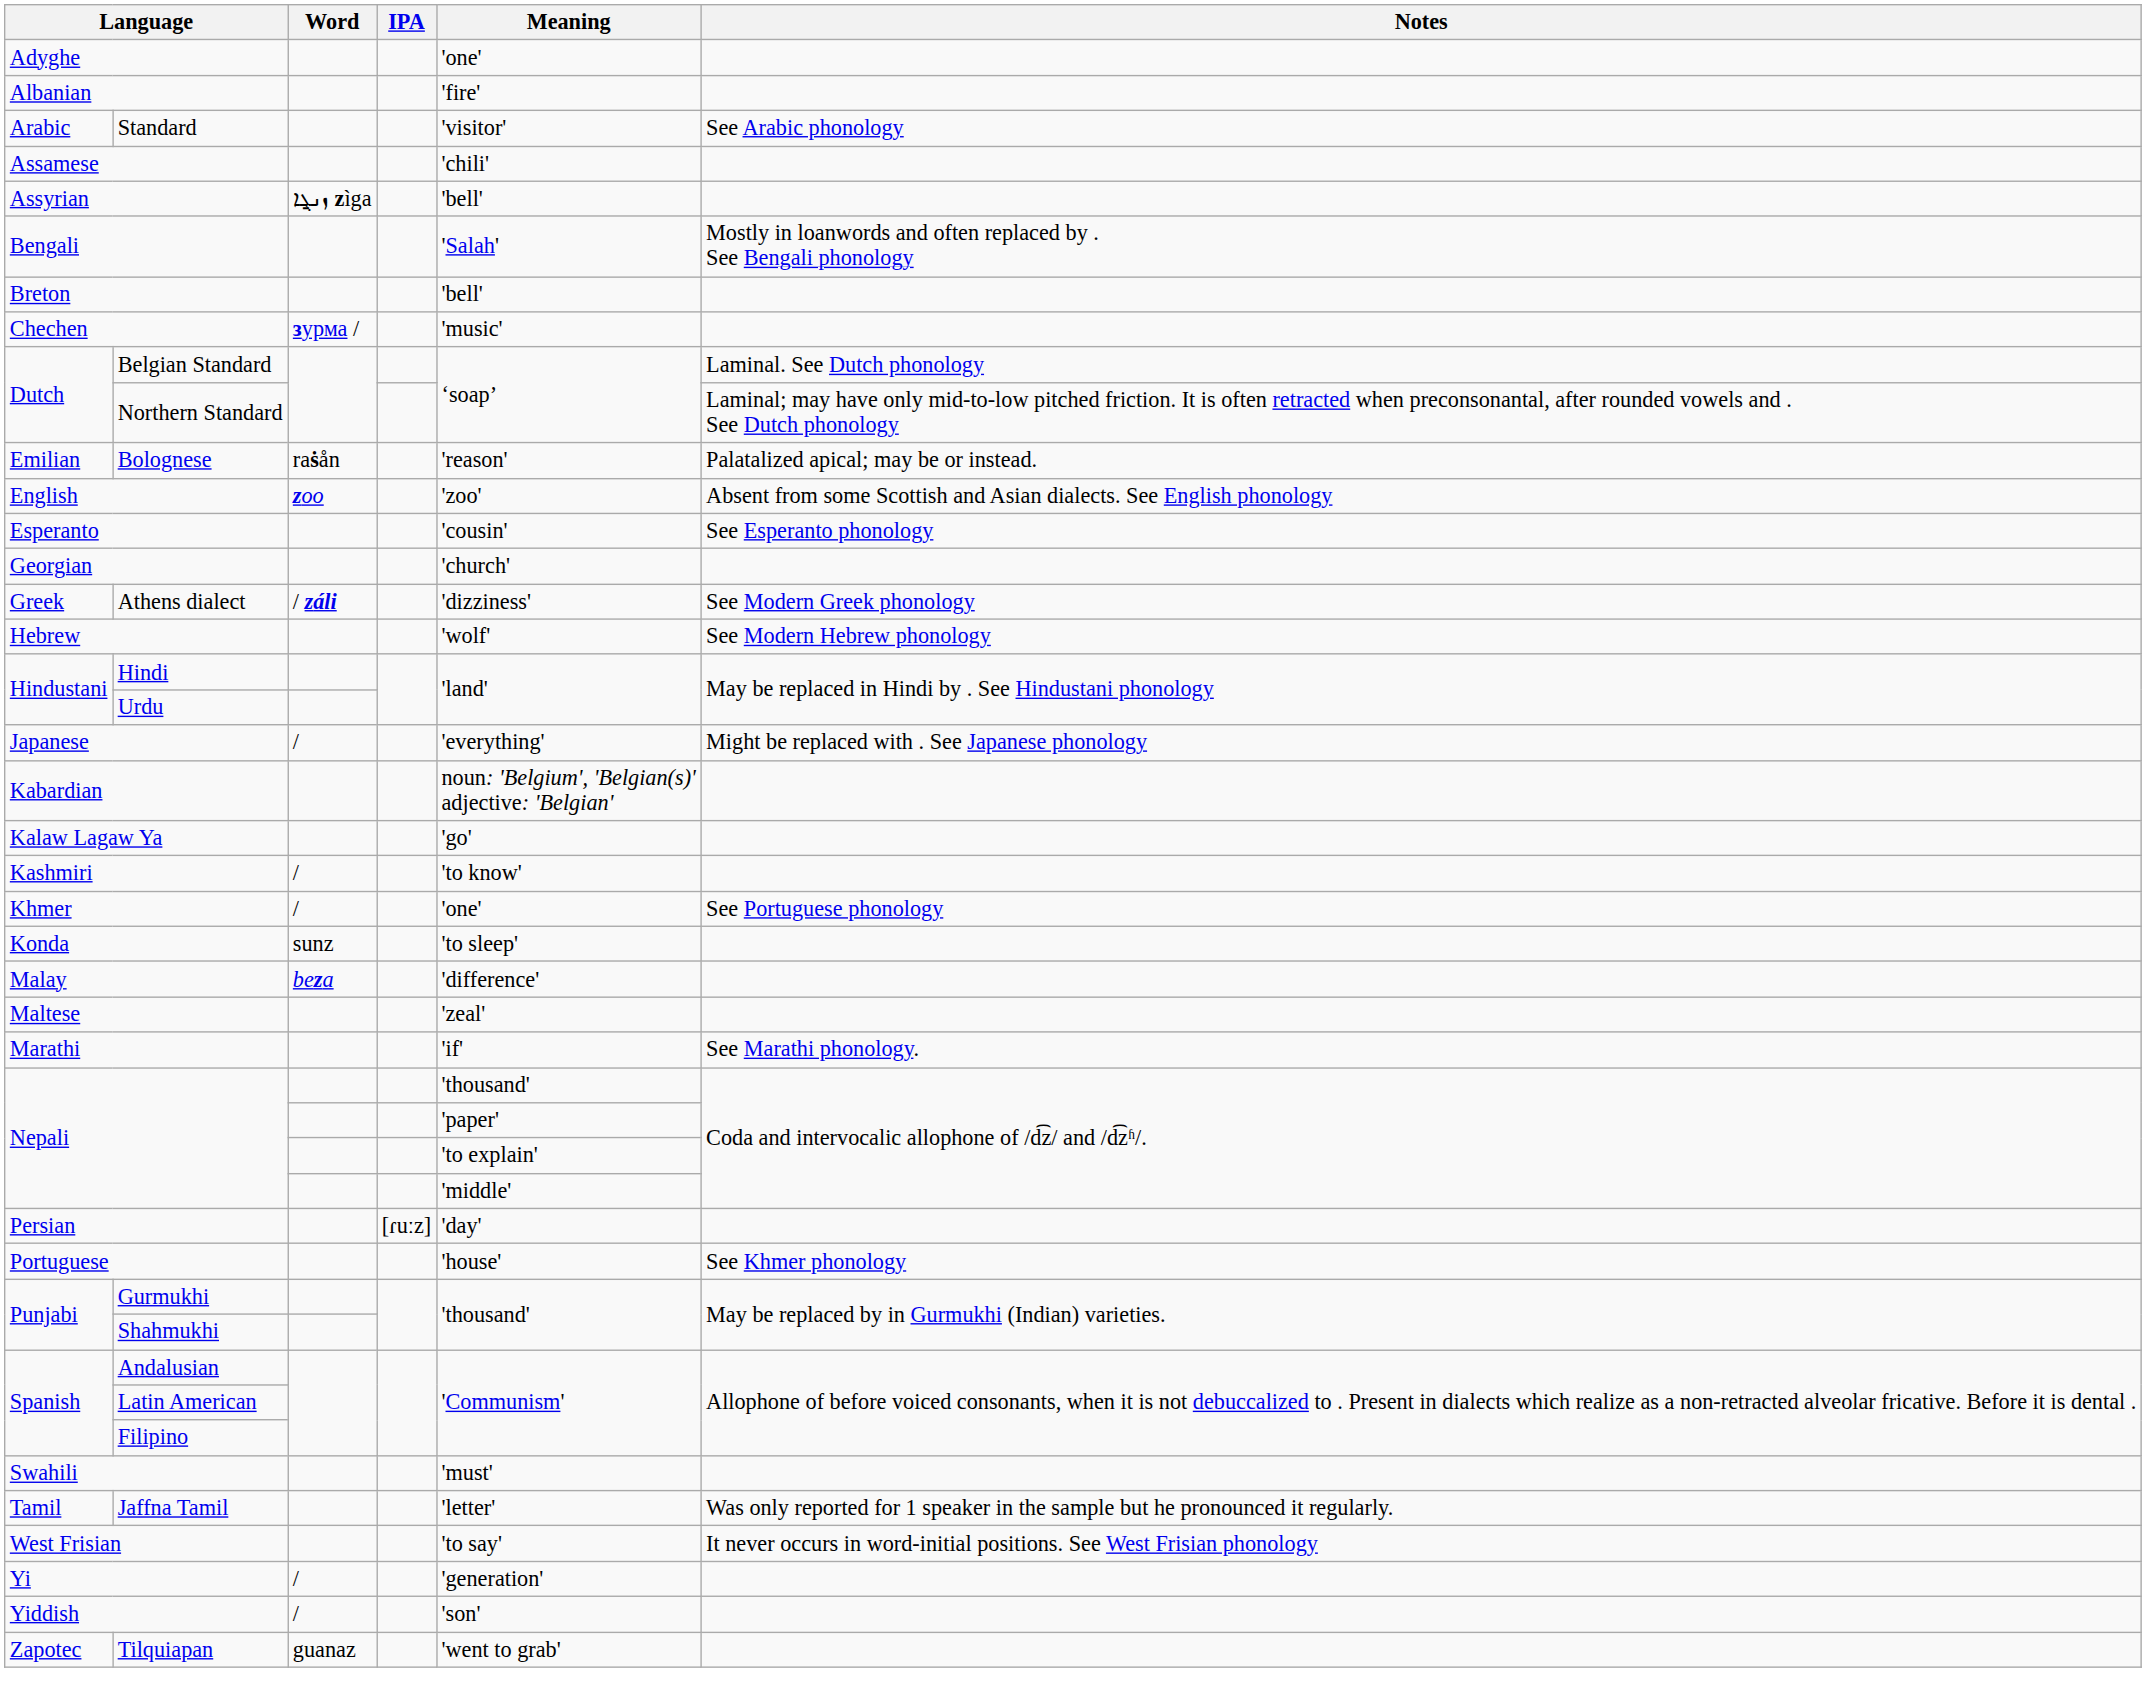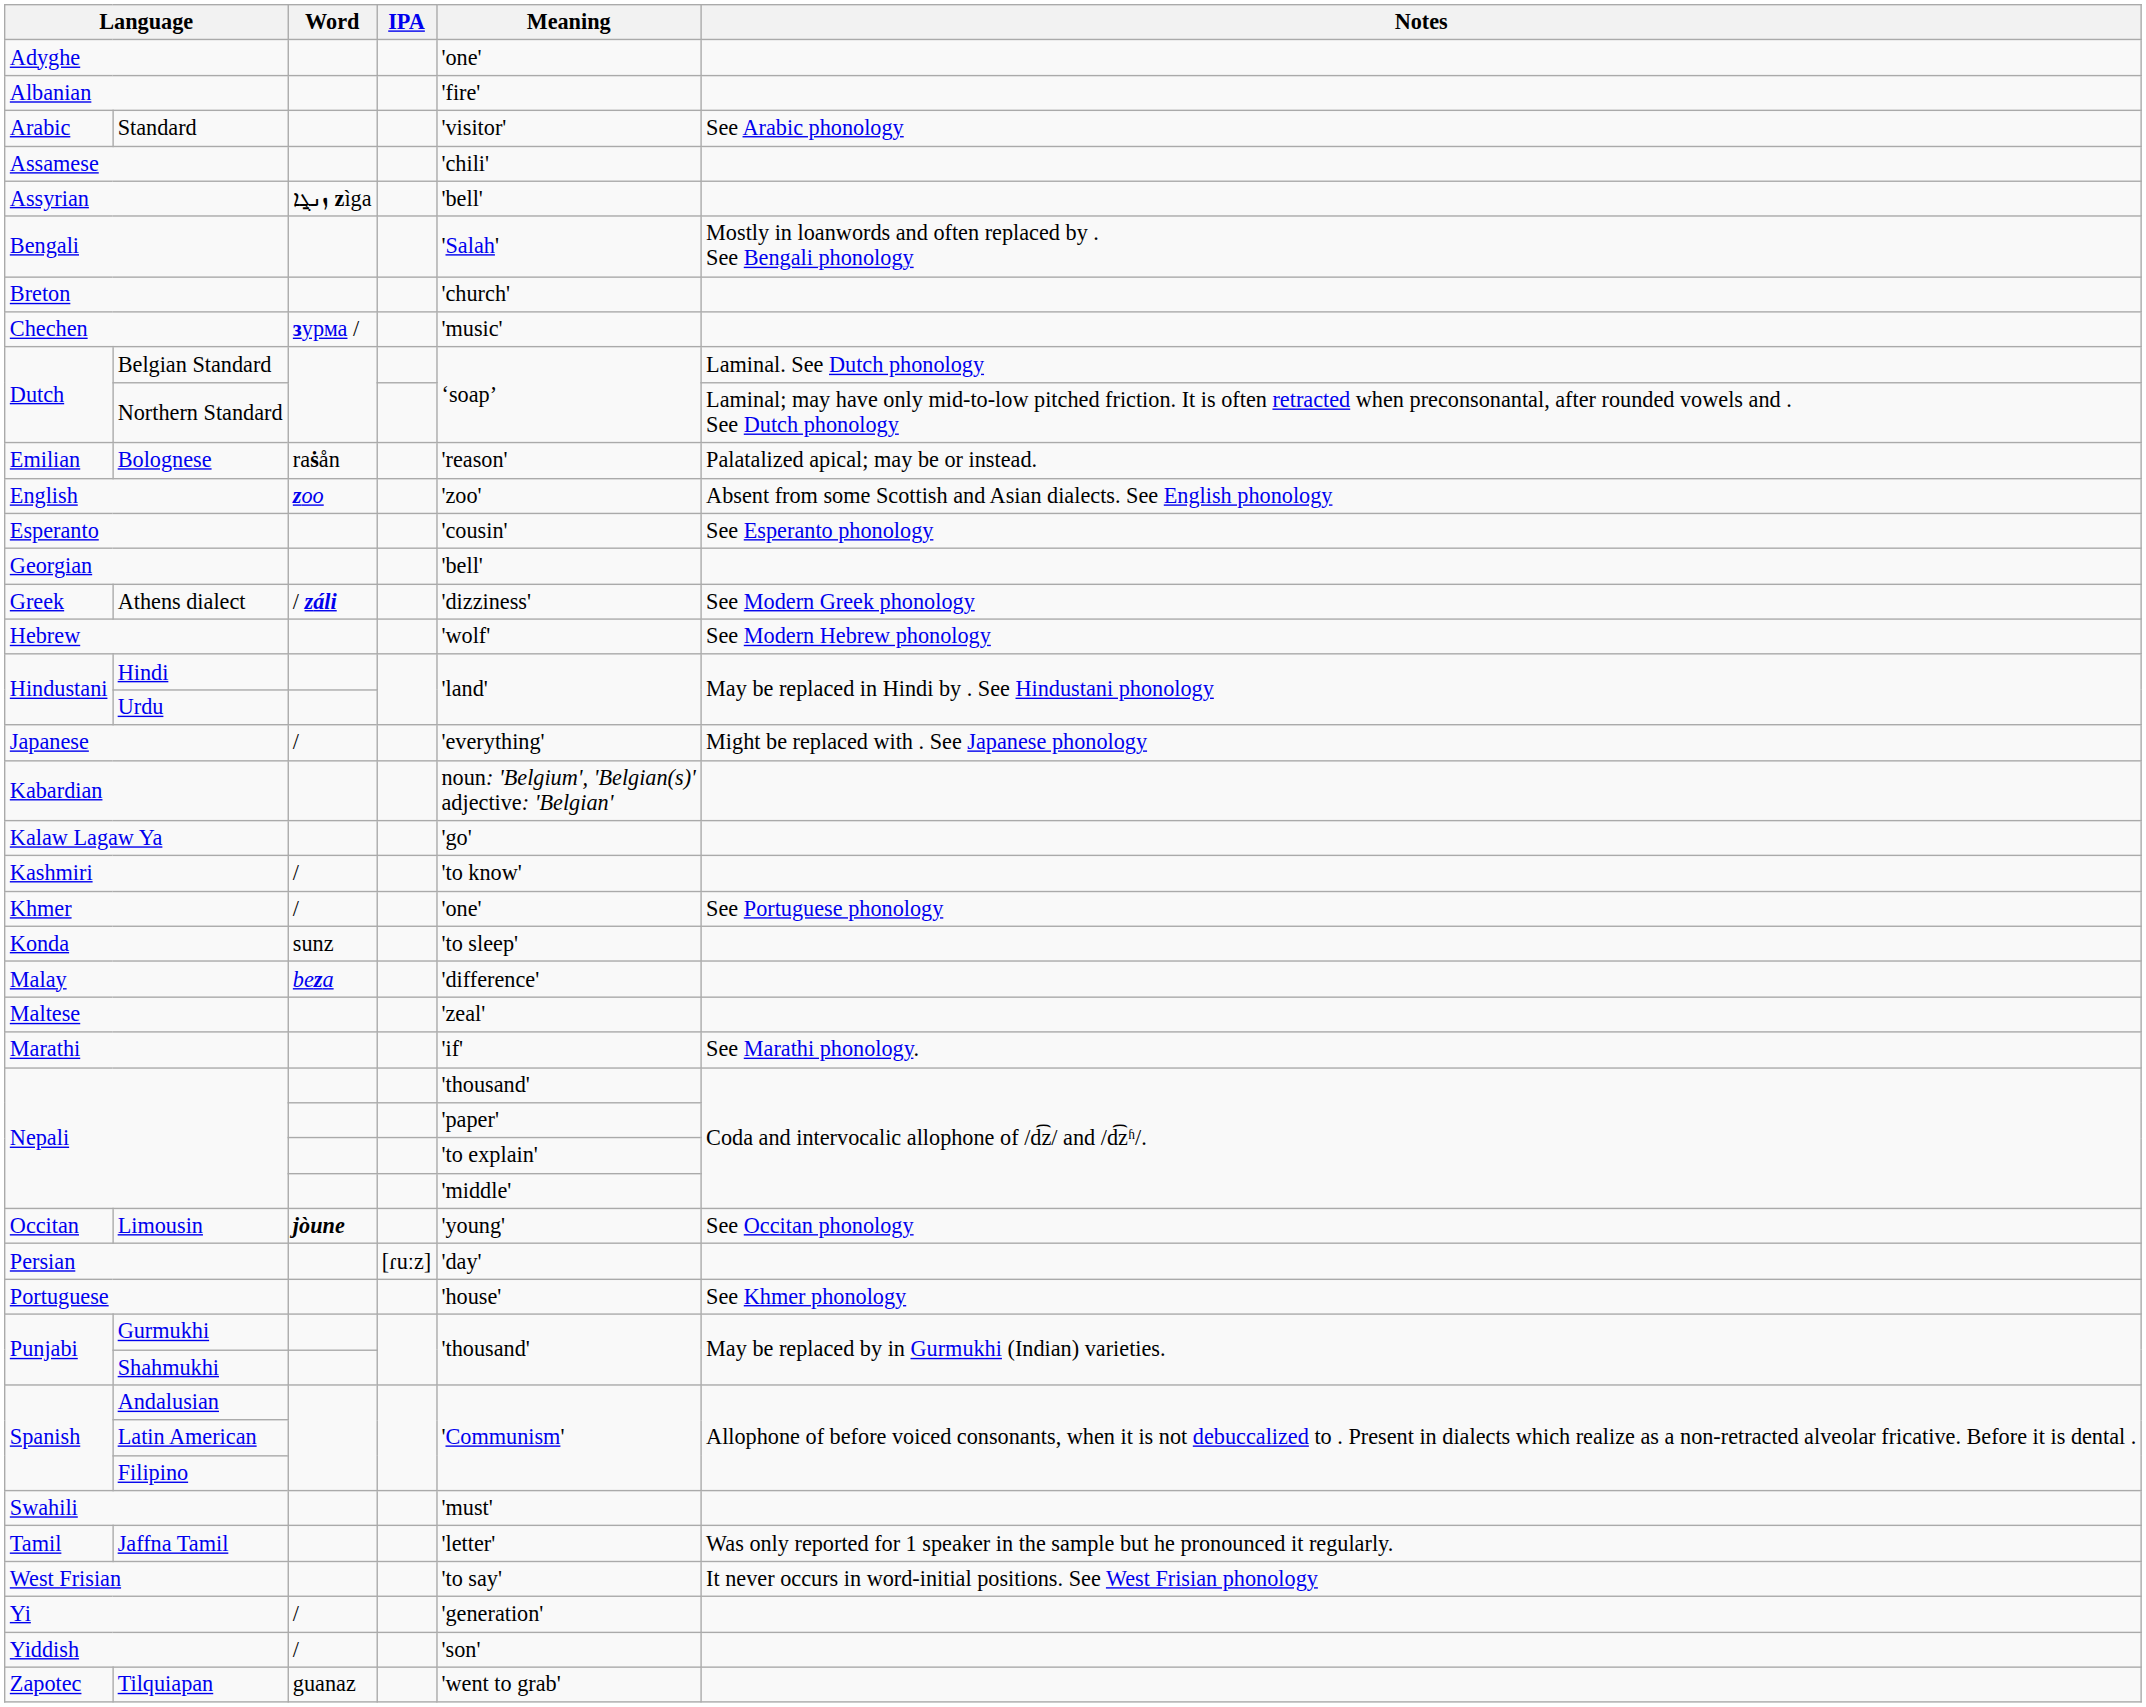(462, 294) 'bell' -> (476, 294) 'church'
(476, 565) 'church' -> (462, 565) 'bell'
+ row: (44, 1225)
